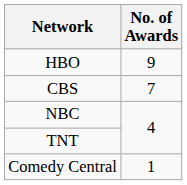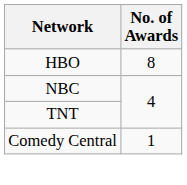(151, 62) 9 -> (151, 62) 8
- row: (63, 88)
